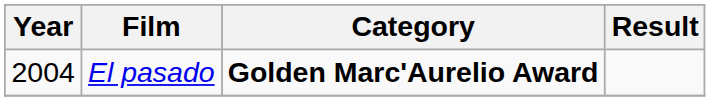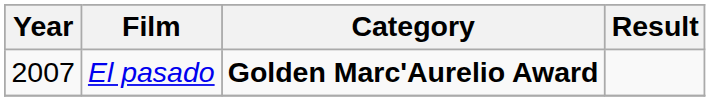(43, 72) 2004 -> (43, 72) 2007
